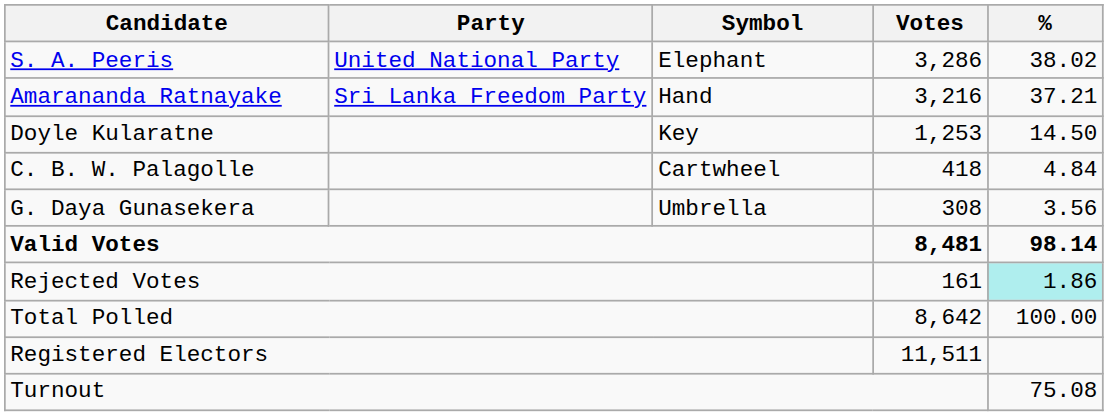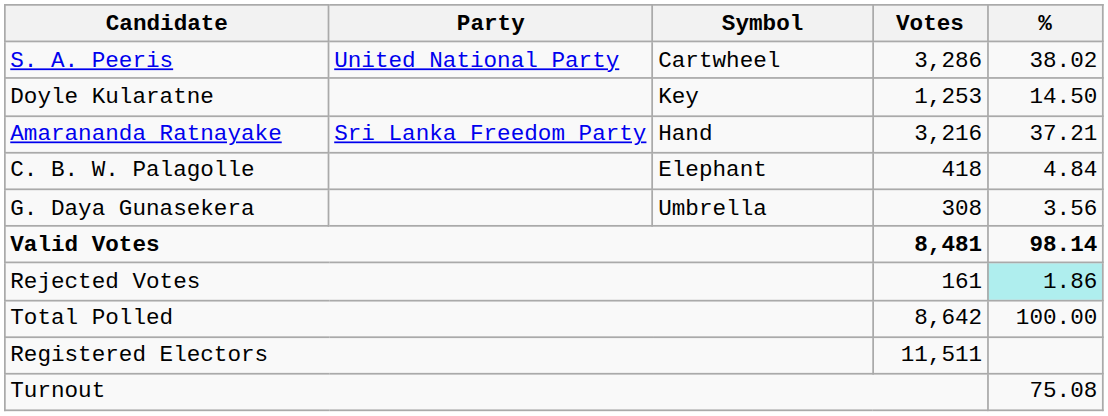(712, 60) Elephant -> (719, 60) Cartwheel
rows swapped: (146, 97) <-> (112, 134)
(719, 171) Cartwheel -> (712, 171) Elephant
